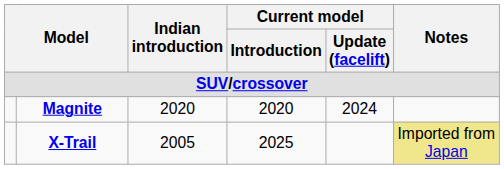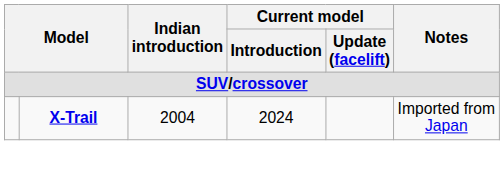- row: (72, 109)
(177, 142) 2005 -> (177, 117) 2004
(276, 142) 2025 -> (276, 117) 2024
(446, 142) khaki background -> (446, 117) no background
